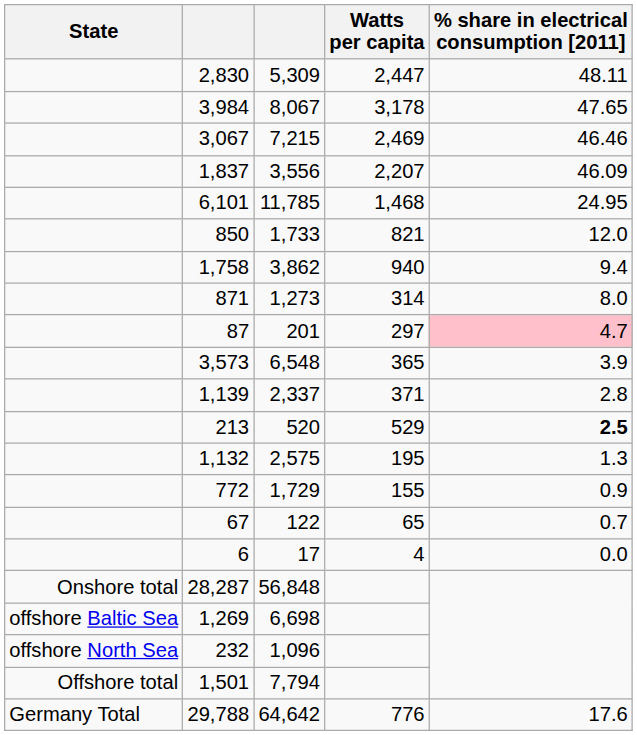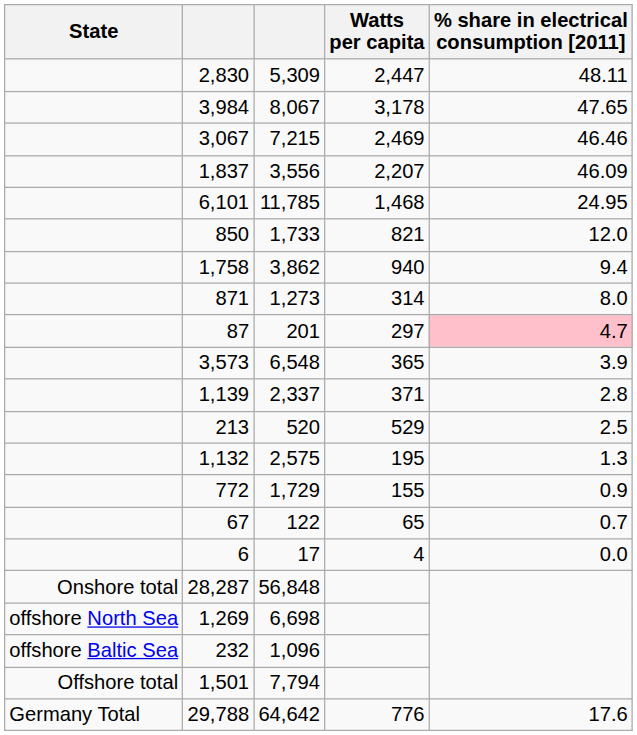(614, 426) bold -> (614, 426) normal
(94, 618) offshore Baltic Sea -> (94, 618) offshore North Sea
(94, 650) offshore North Sea -> (94, 650) offshore Baltic Sea
